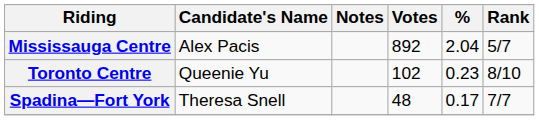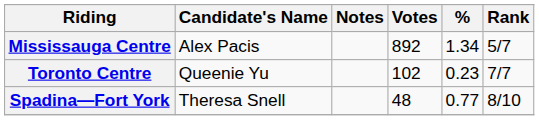(462, 45) 2.04 -> (462, 45) 1.34
(504, 73) 8/10 -> (499, 73) 7/7
(462, 100) 0.17 -> (462, 100) 0.77
(499, 100) 7/7 -> (504, 100) 8/10
